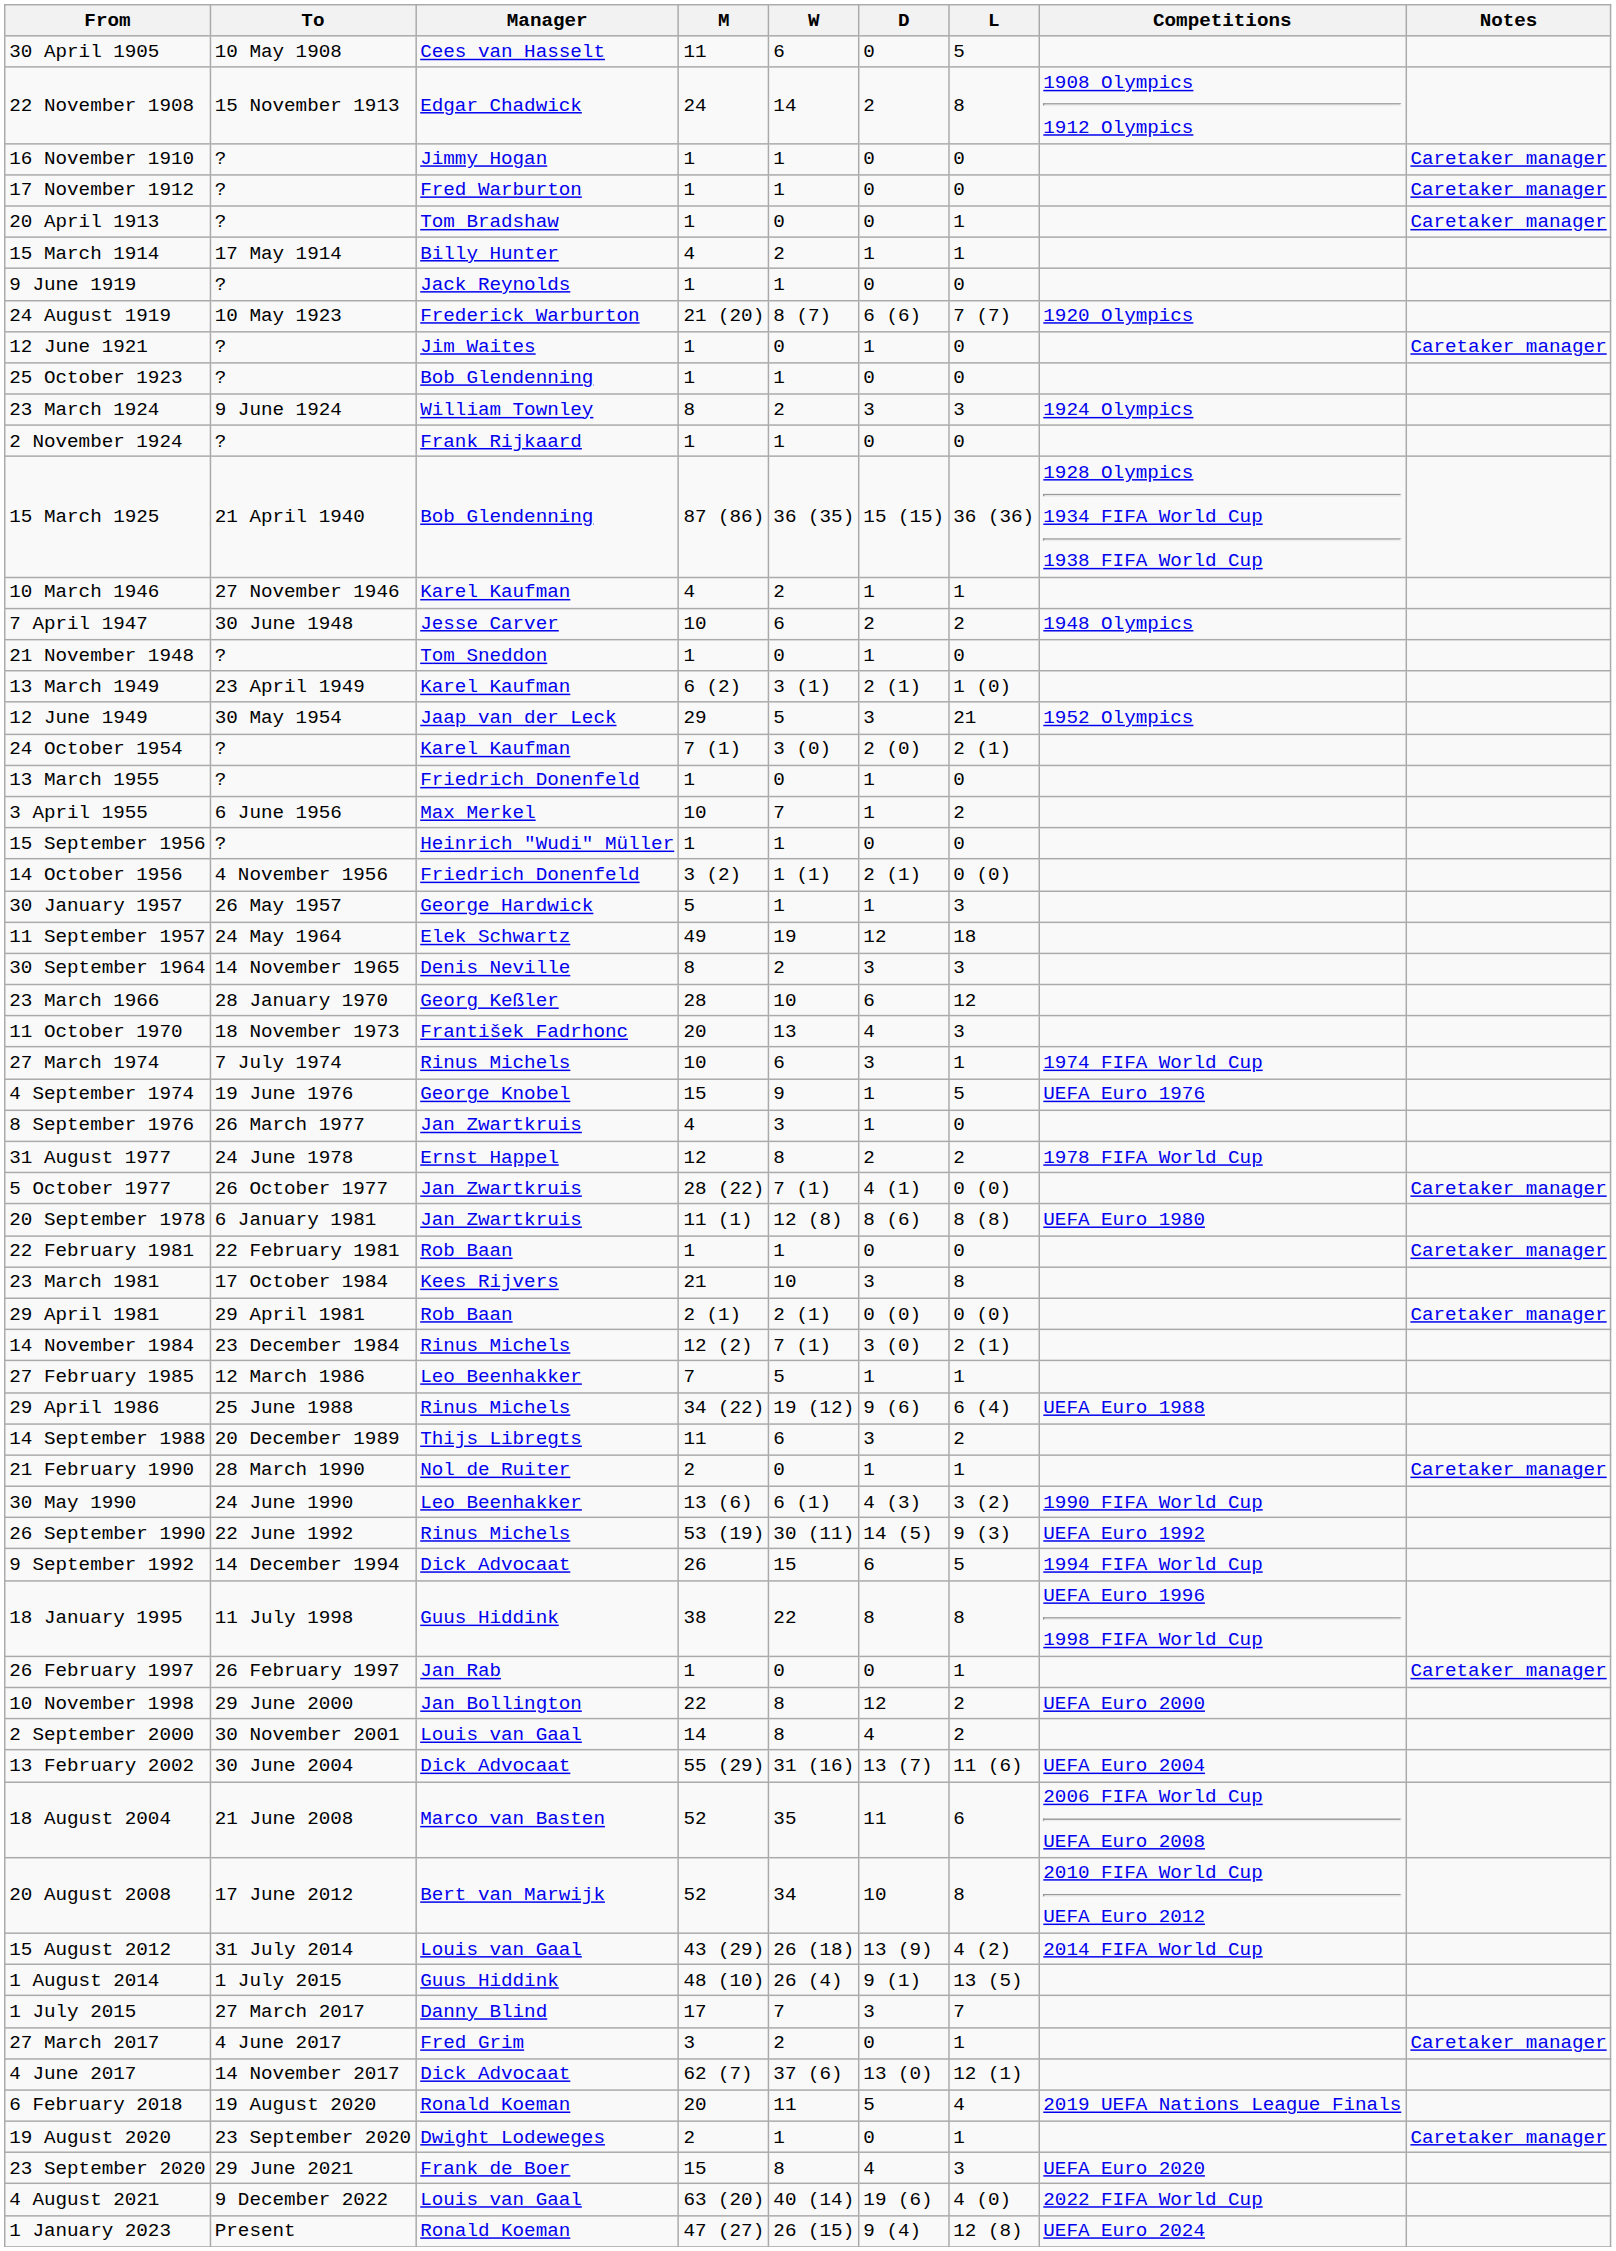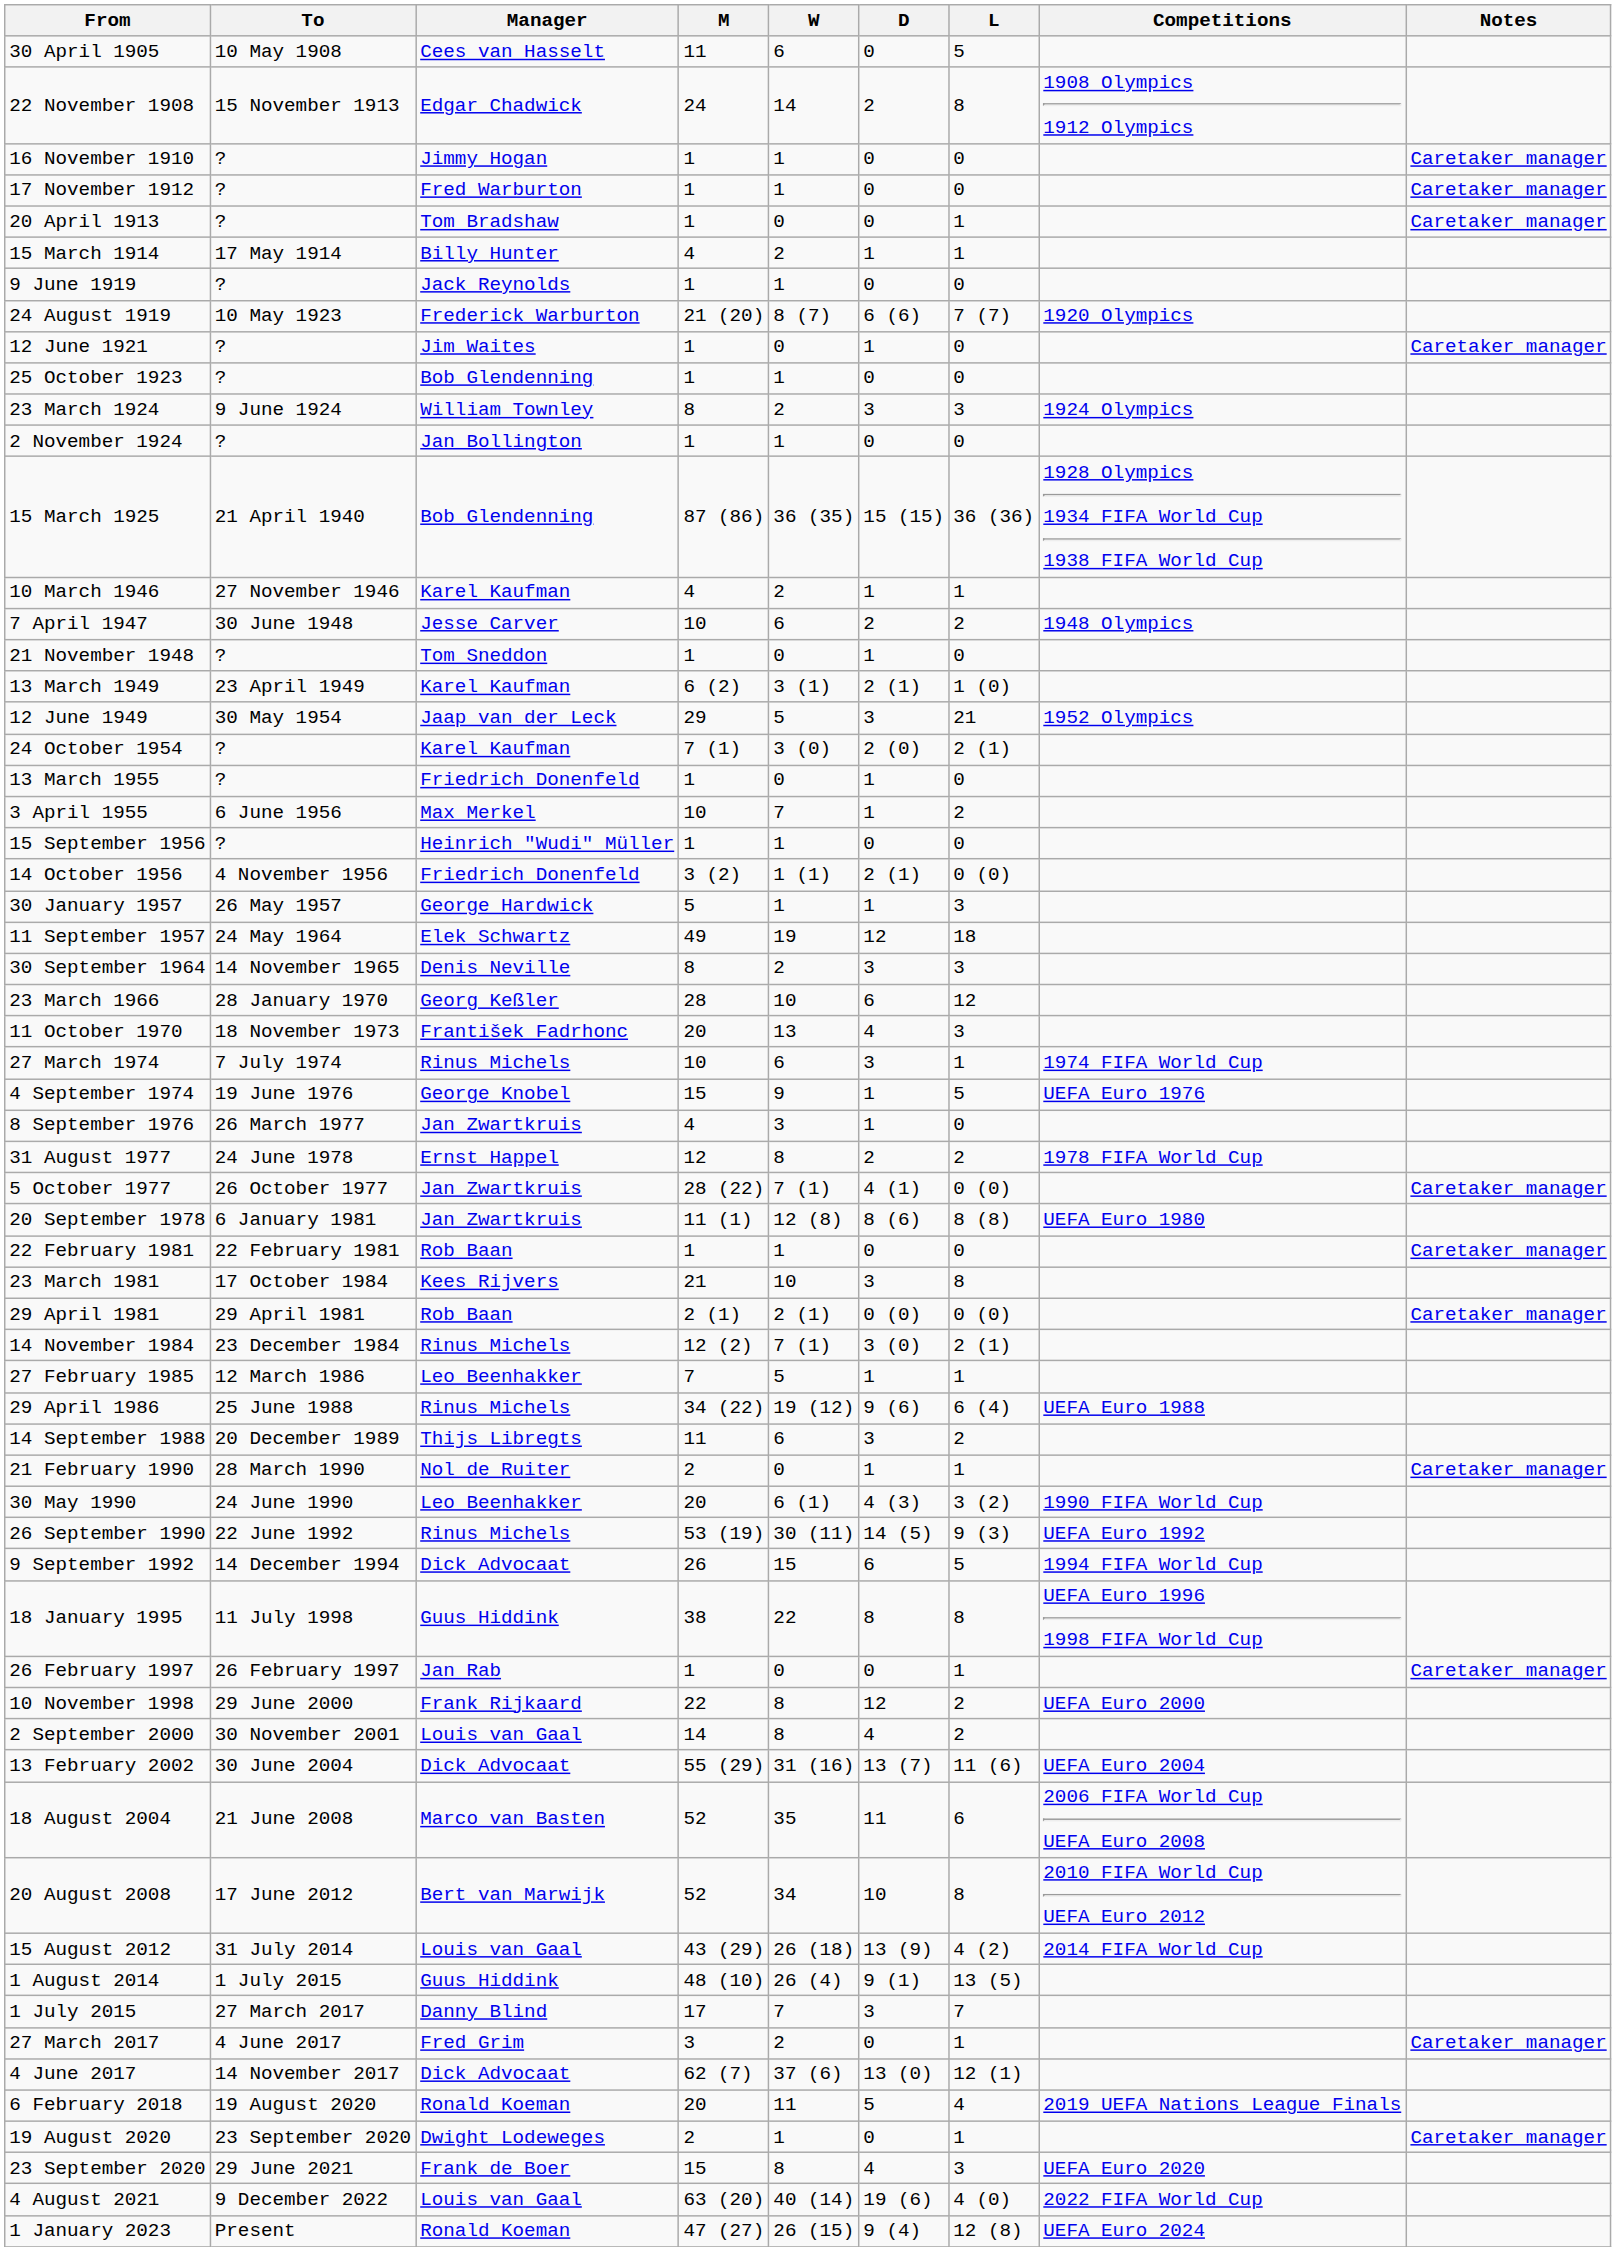(501, 441) Frank Rijkaard -> (501, 441) Jan Bollington
(718, 1502) 13 (6) -> (695, 1502) 20
(501, 1703) Jan Bollington -> (501, 1703) Frank Rijkaard
